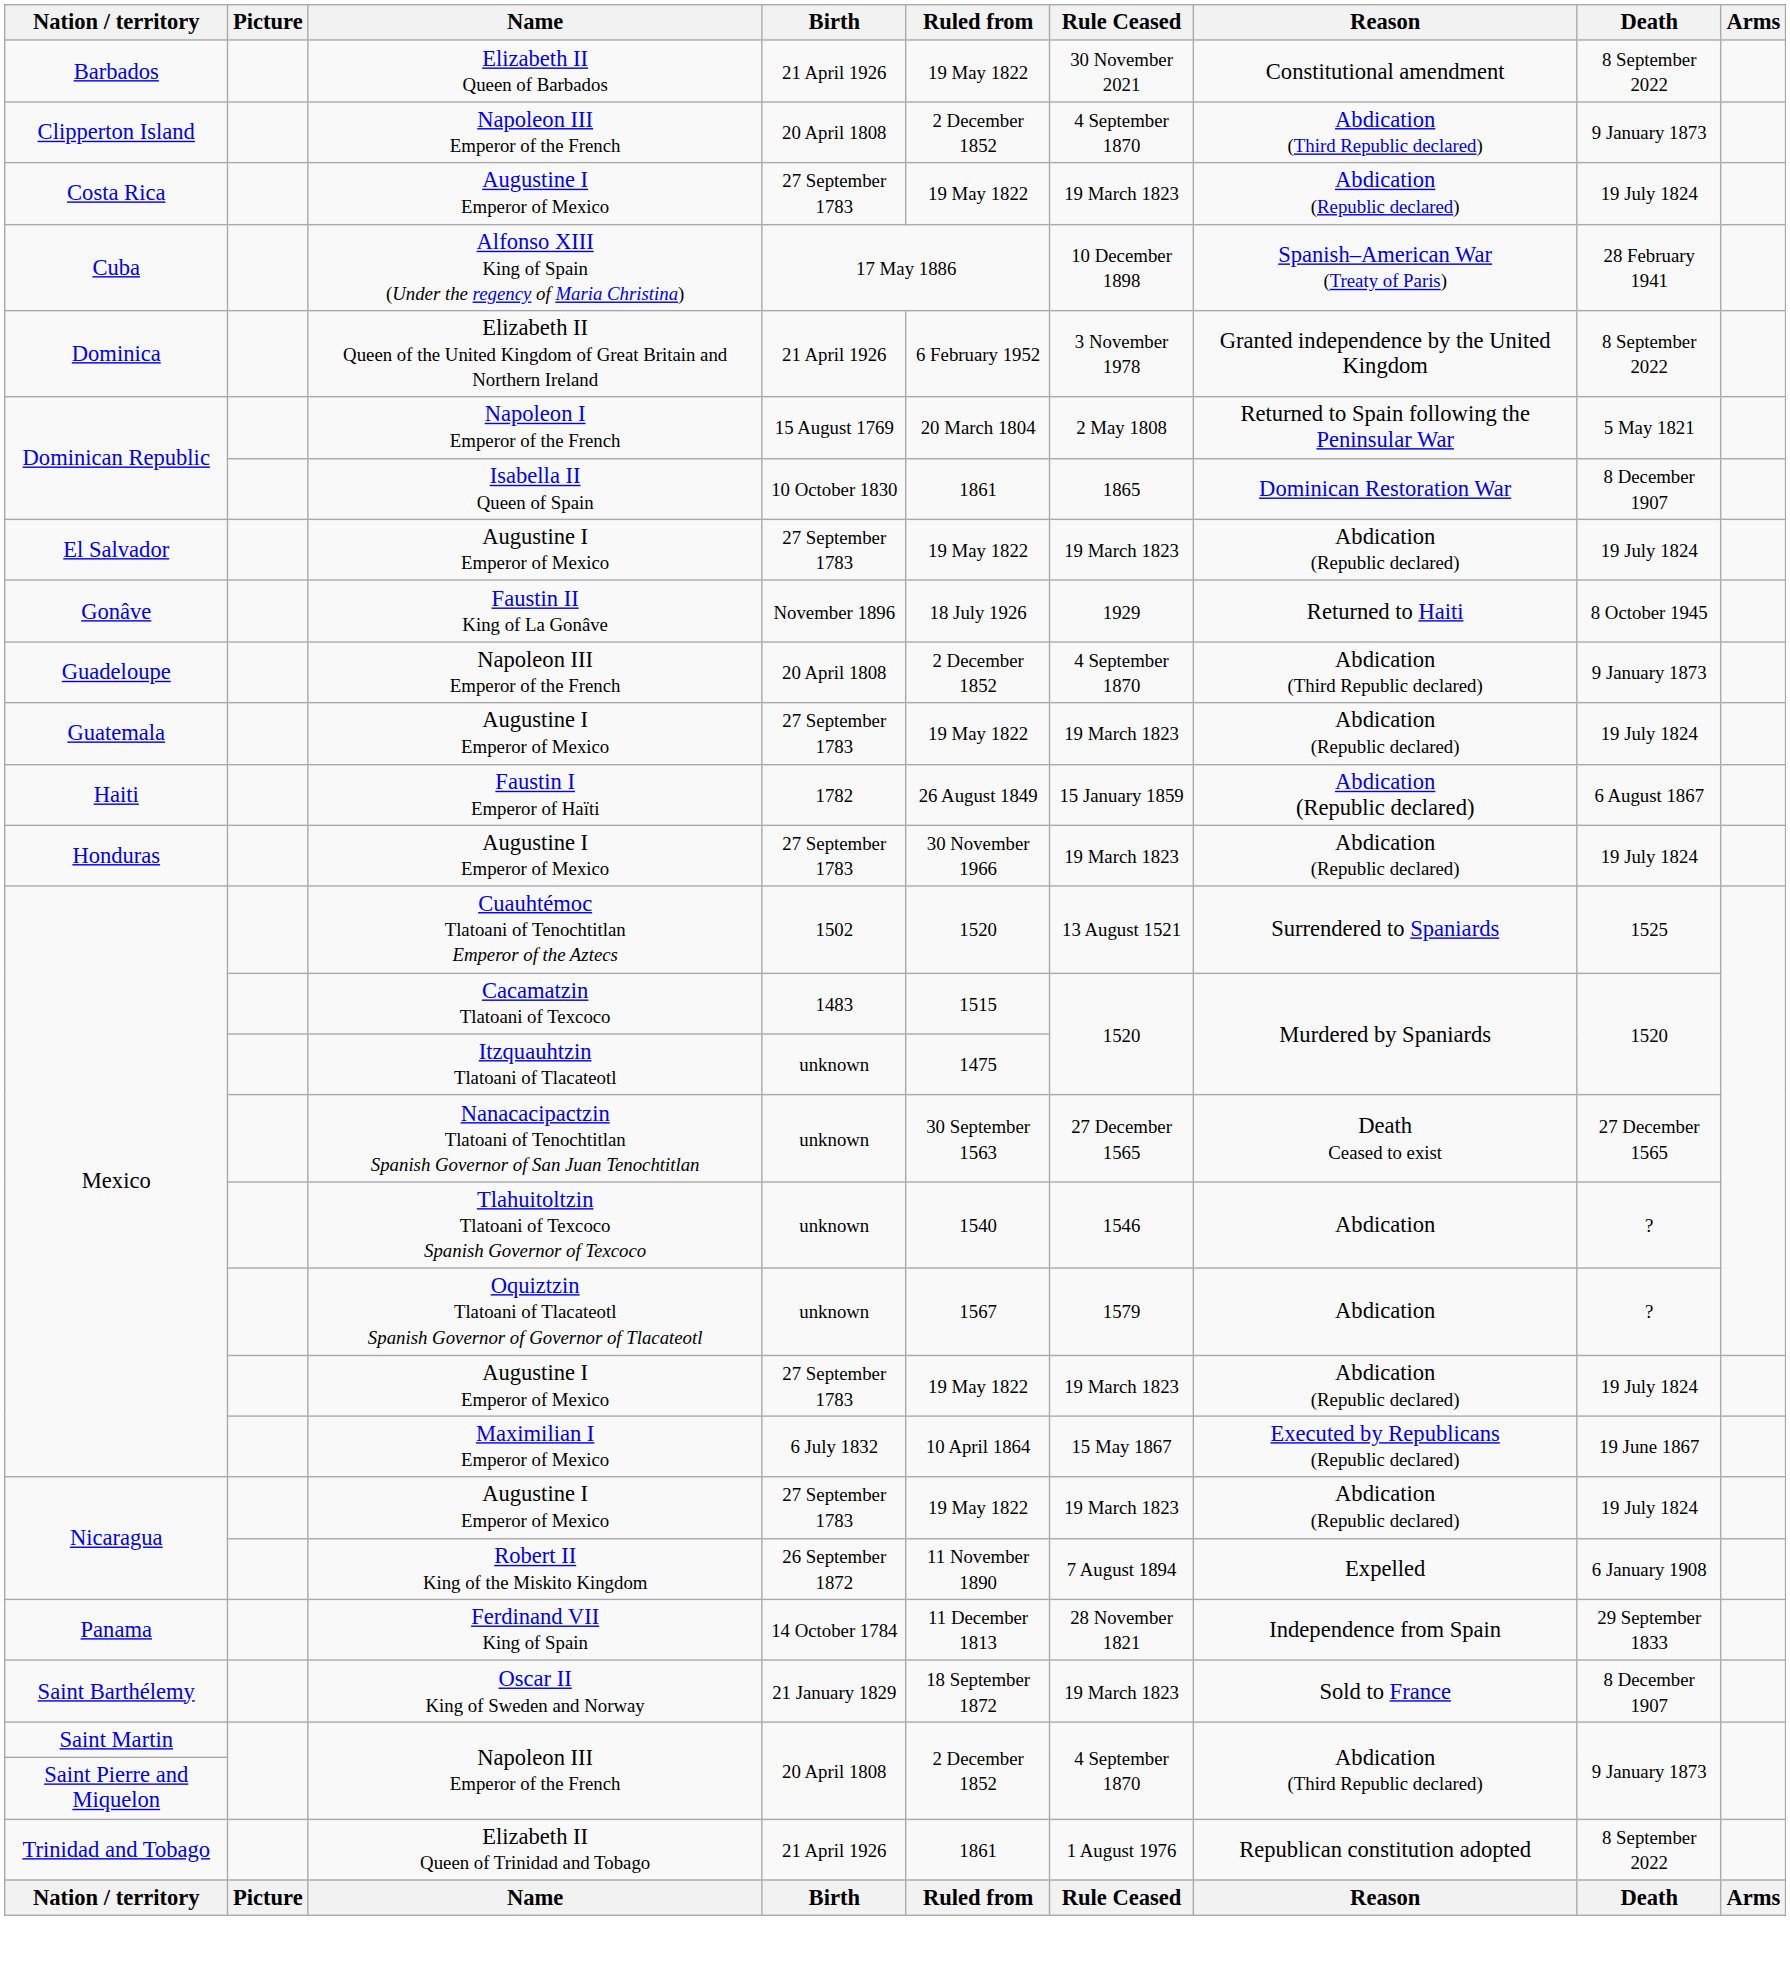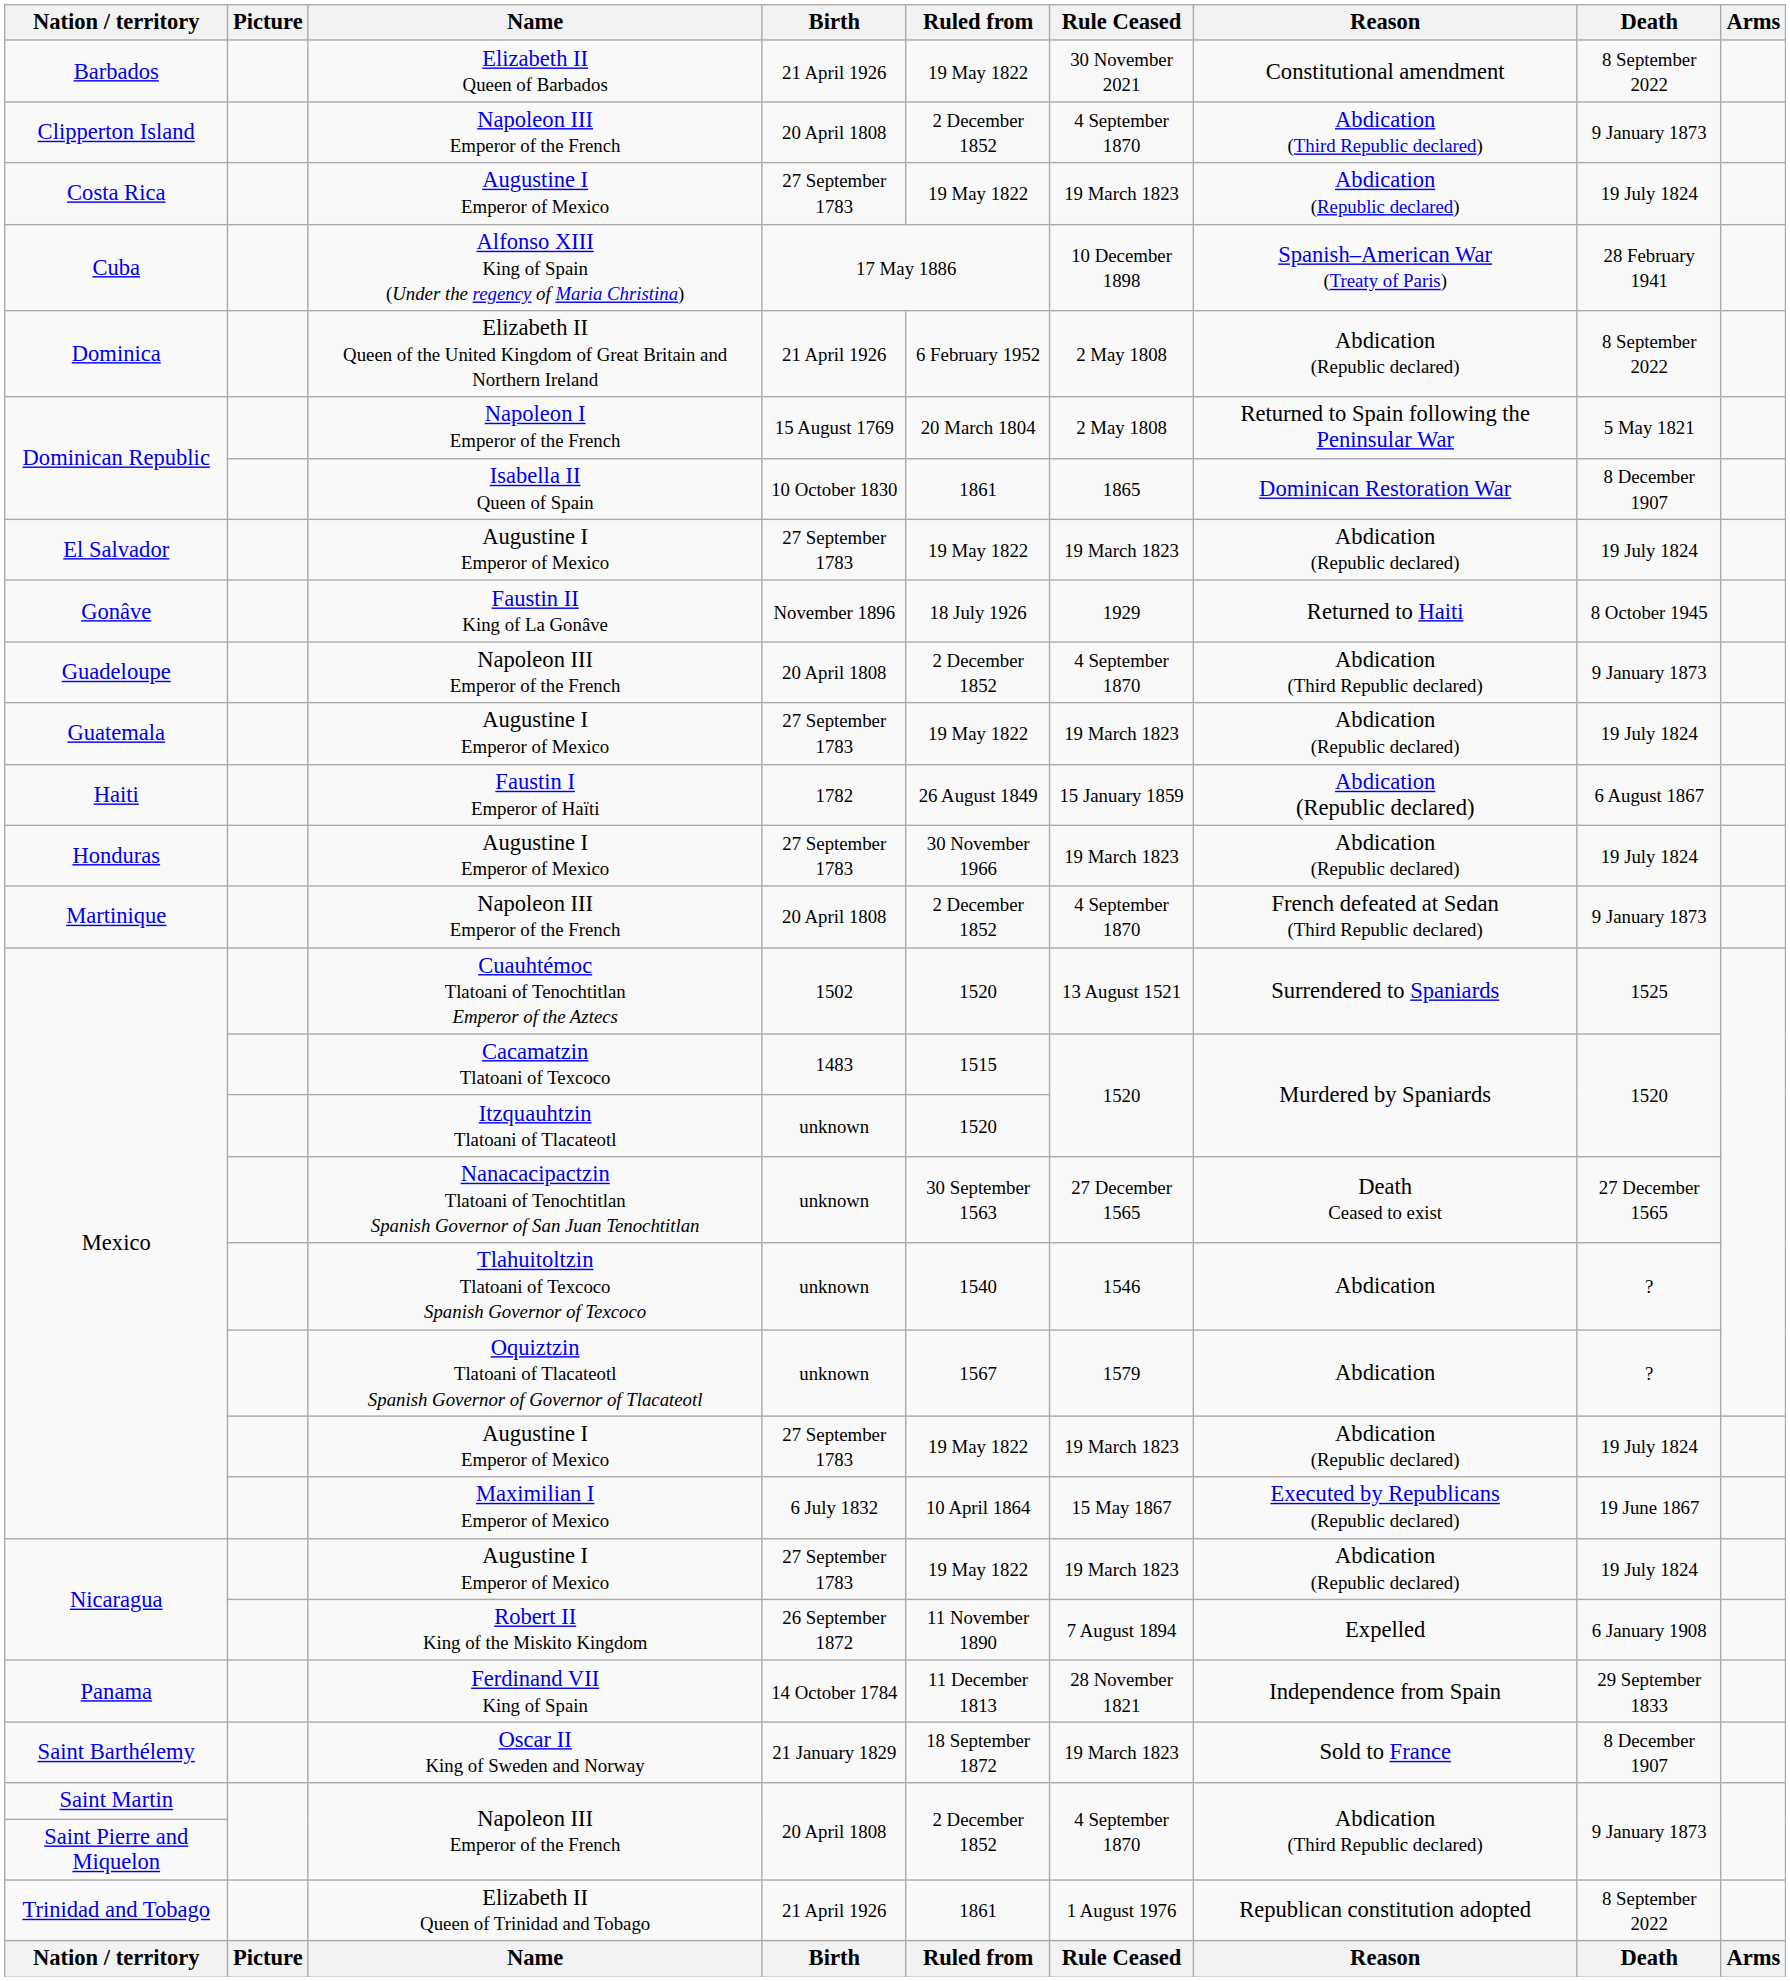(1122, 354) 3 November 1978 -> (1122, 354) 2 May 1808
(1385, 353) Granted independence by the United Kingdom -> (1385, 353) Abdication (Republic declared)
+ row: (116, 916)
(978, 1065) 1475 -> (978, 1126) 1520
